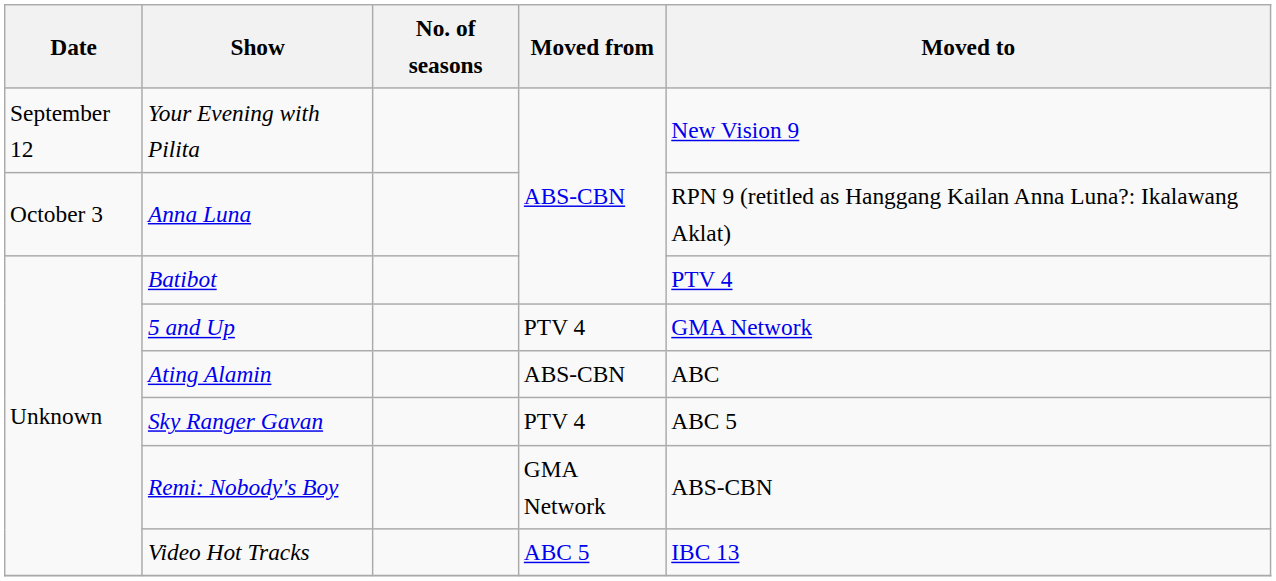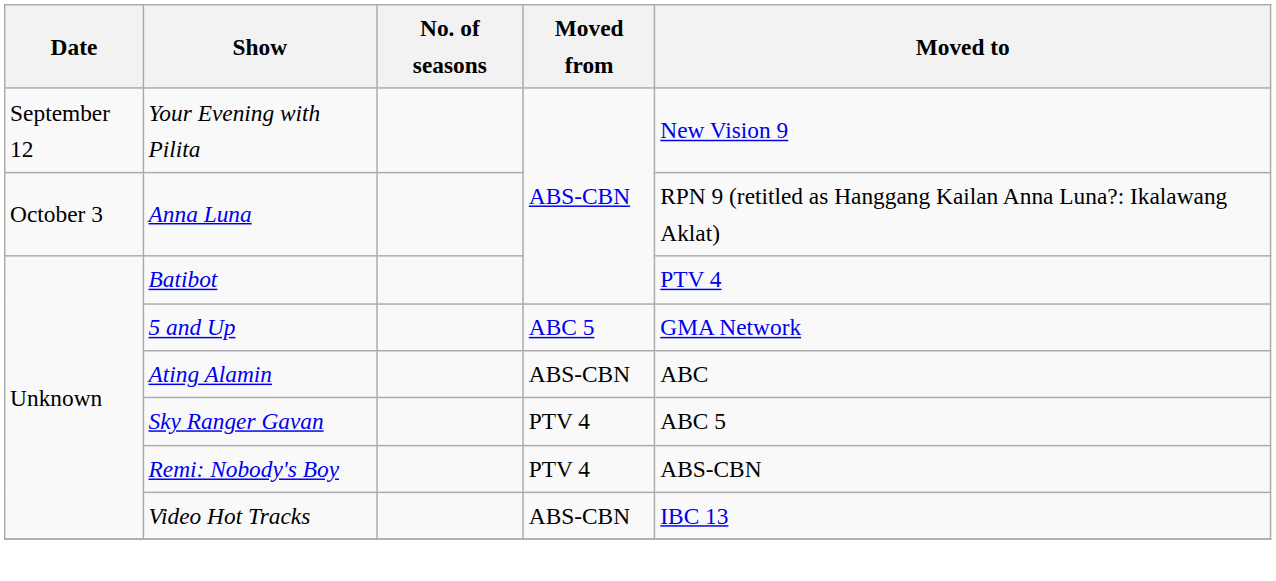(554, 327) PTV 4 -> (562, 327) ABC 5
(565, 487) GMA Network -> (559, 469) PTV 4
(557, 553) ABC 5 -> (579, 516) ABS-CBN
